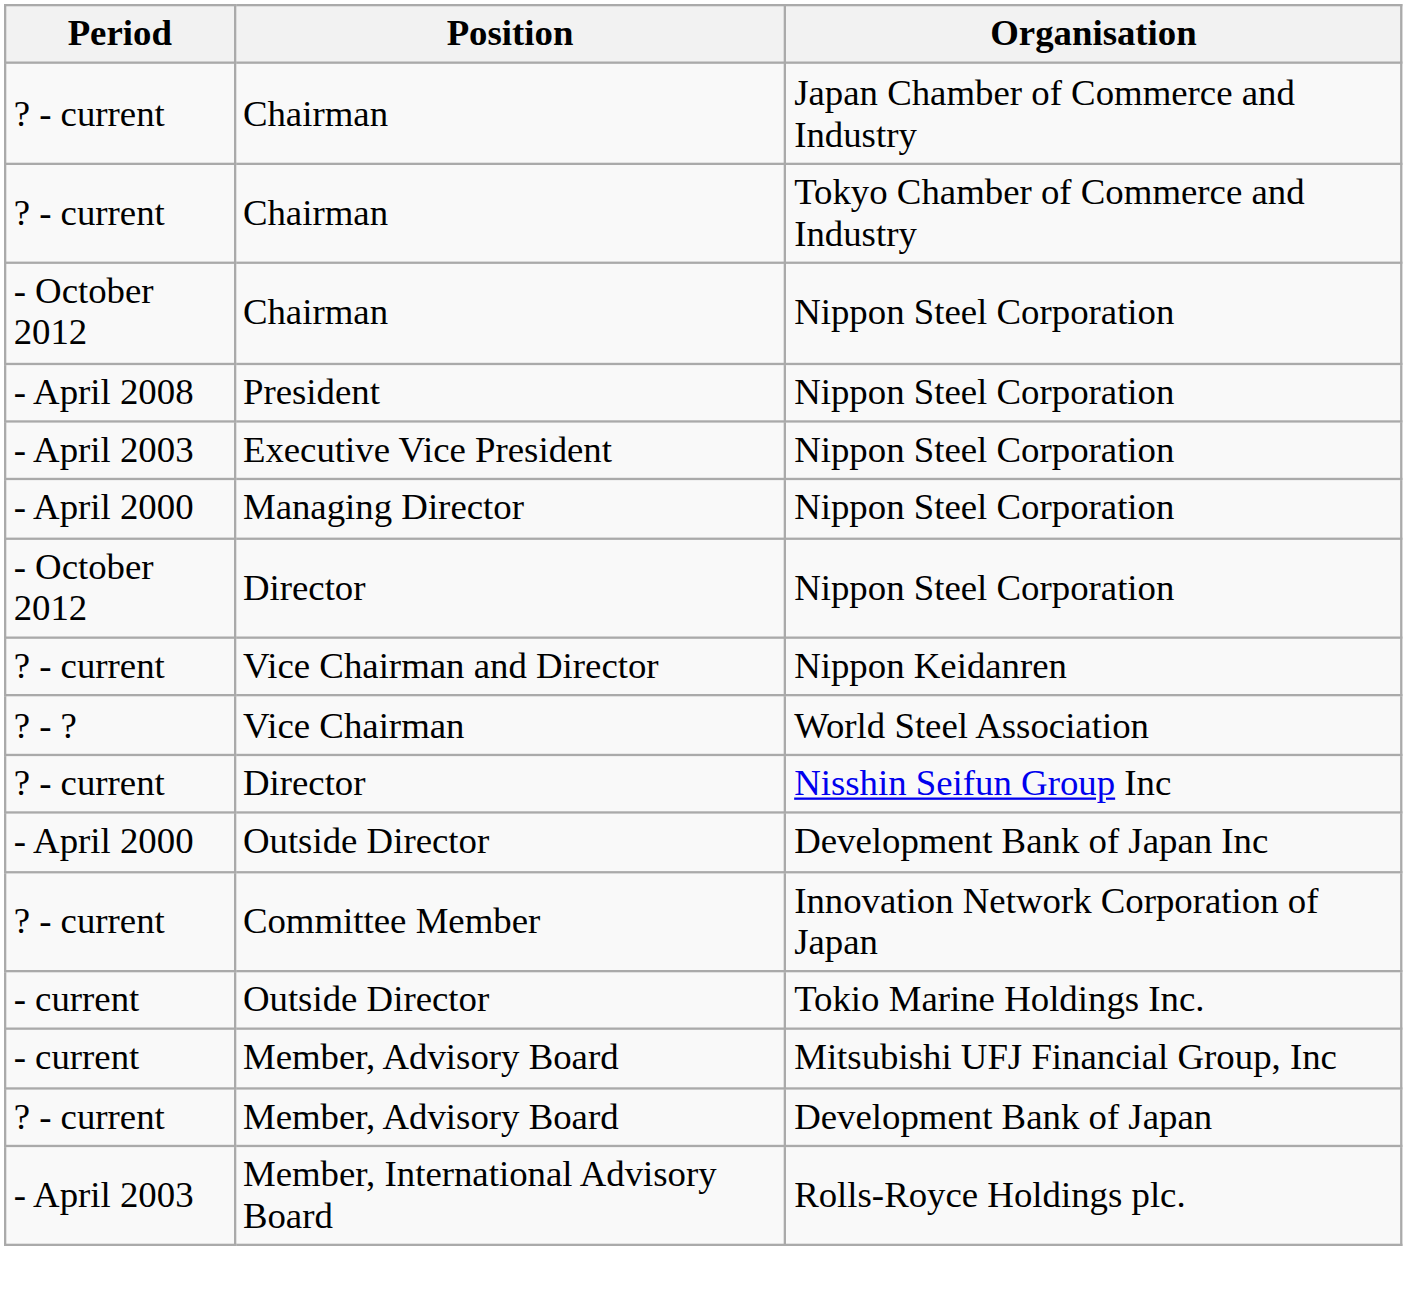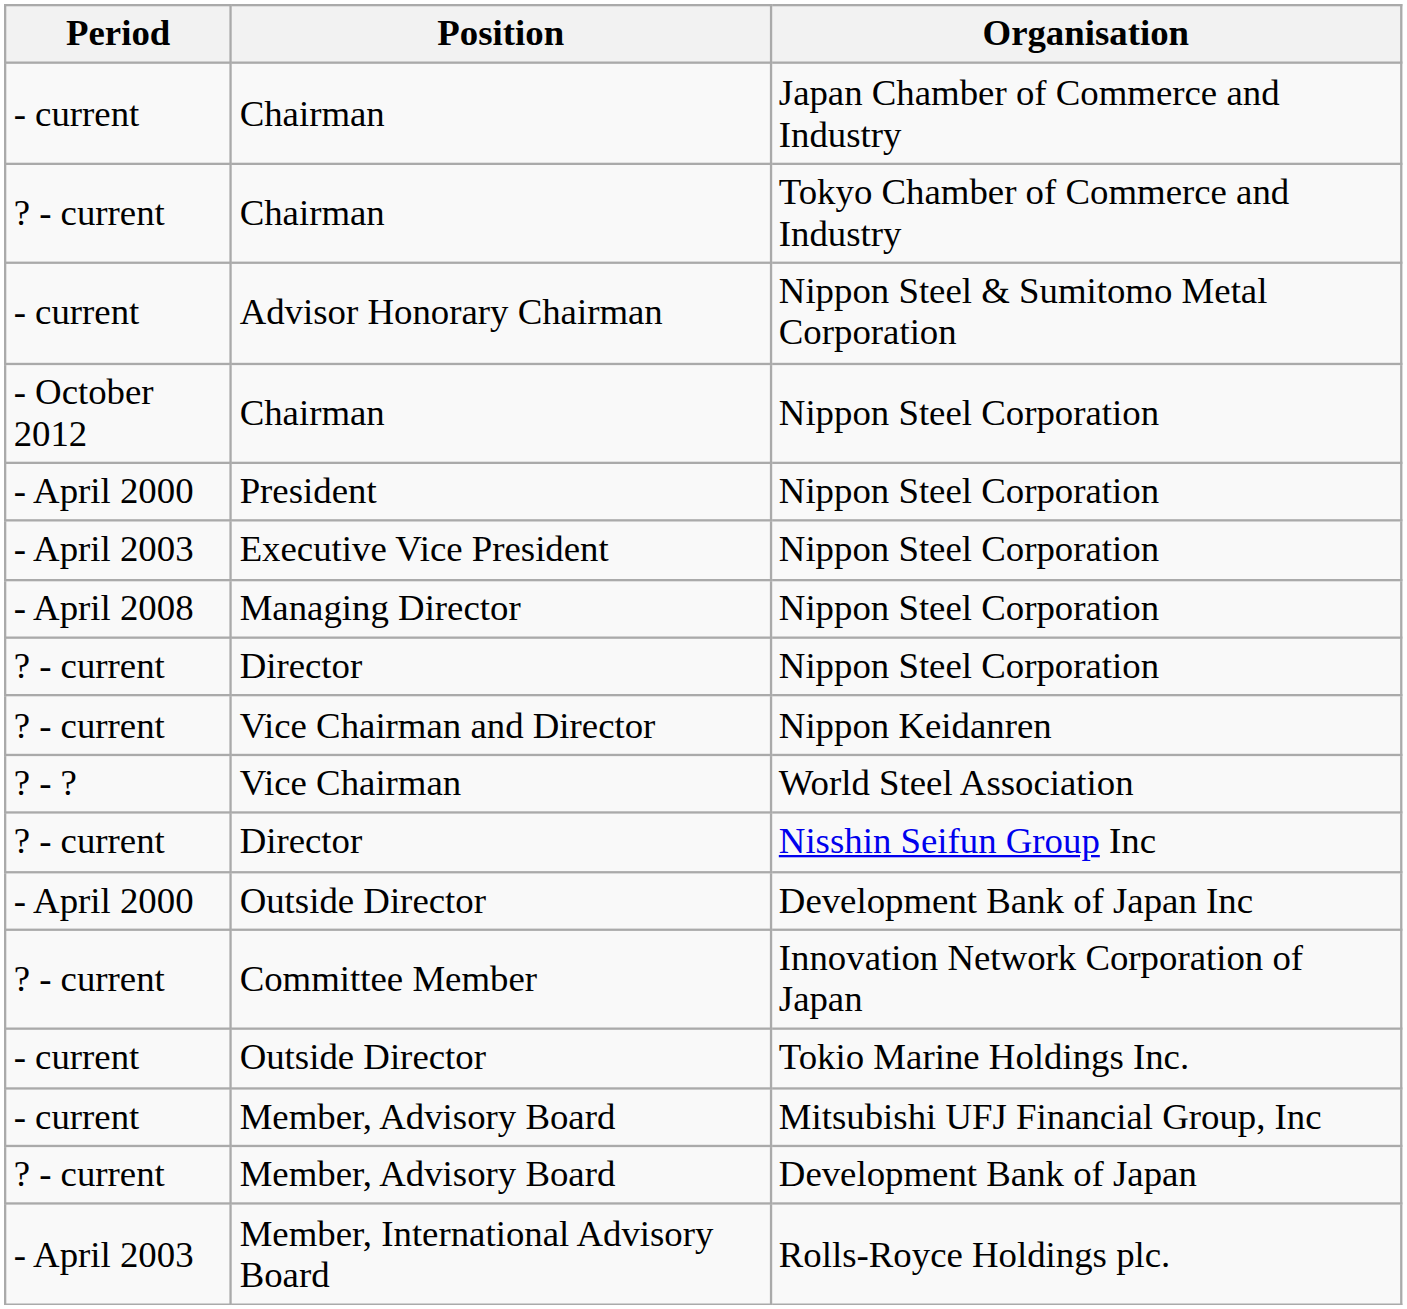(89, 112) ? - current -> (76, 112) - current
+ row: (451, 312)
(104, 391) - April 2008 -> (104, 491) - April 2000
(104, 508) - April 2000 -> (104, 607) - April 2008
(84, 587) - October 2012 -> (89, 666) ? - current
